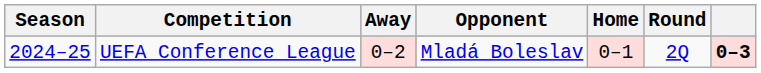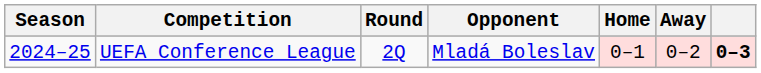columns swapped: (677, 21) <-> (388, 21)
